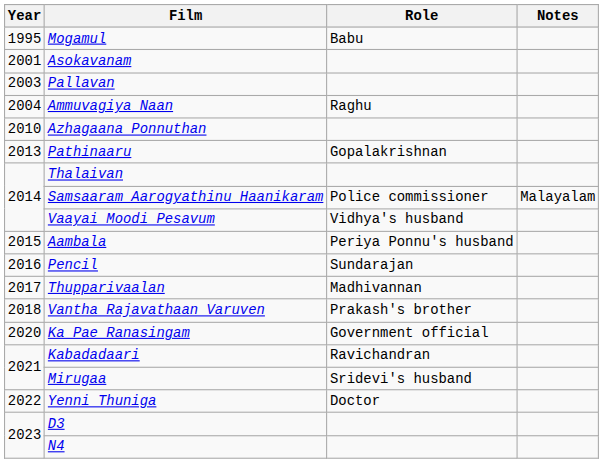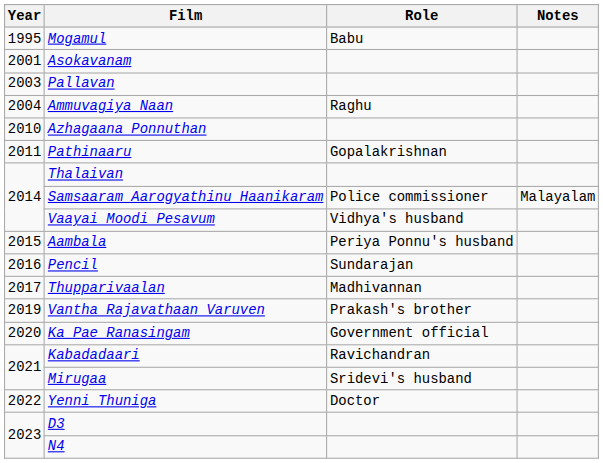(25, 152) 2013 -> (25, 152) 2011
(25, 311) 2018 -> (25, 311) 2019
